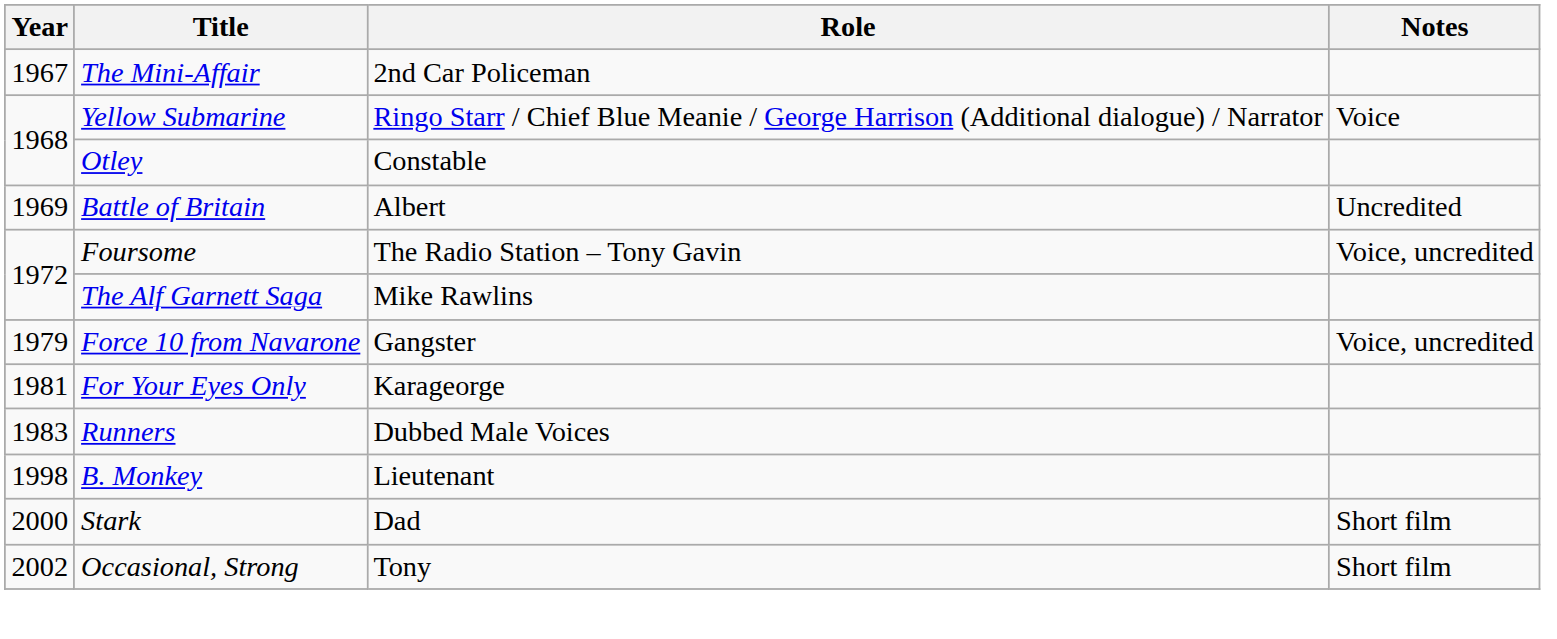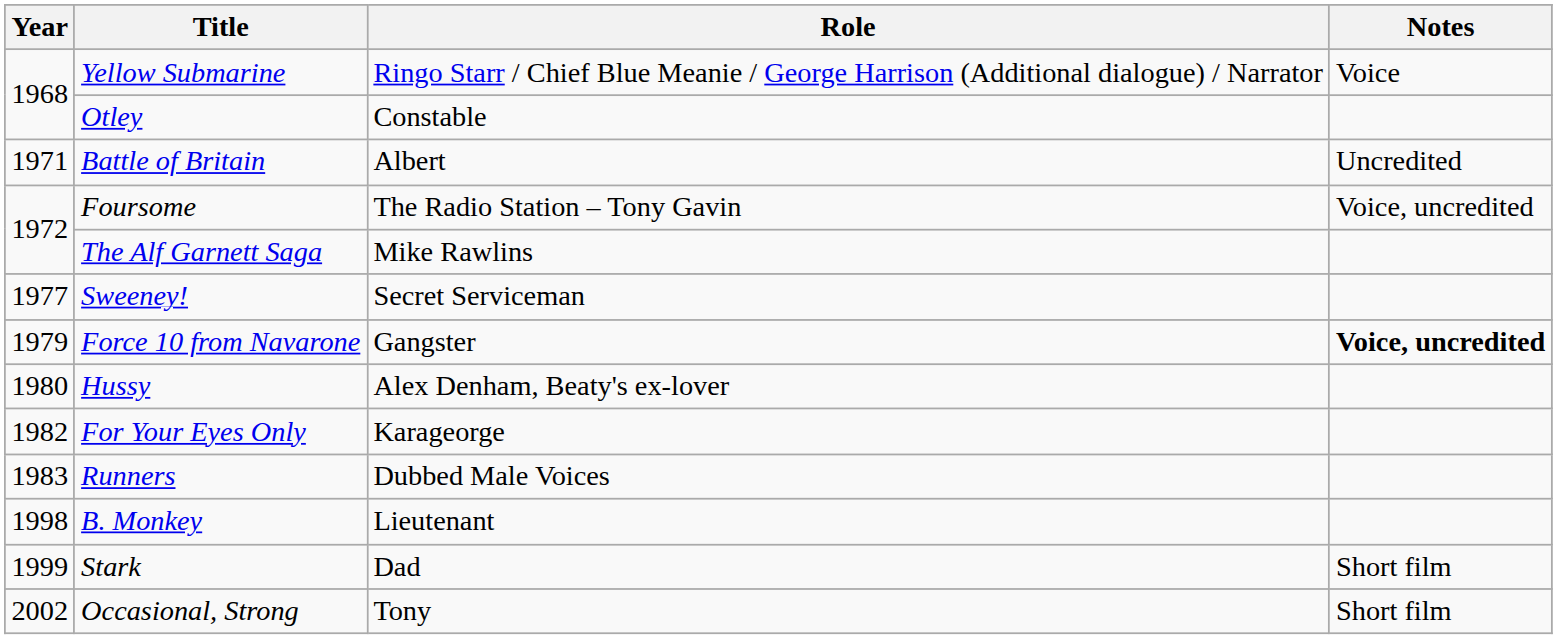- row: (170, 71)
(40, 206) 1969 -> (40, 161) 1971
+ row: (135, 296)
(1435, 341) normal -> (1441, 341) bold
+ row: (116, 386)
(40, 386) 1981 -> (40, 431) 1982
(40, 521) 2000 -> (40, 565) 1999
